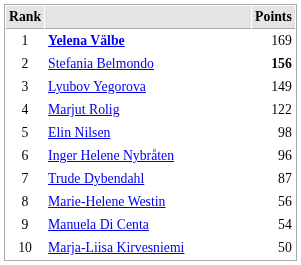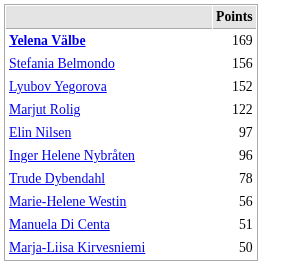- column: (25, 16)
(281, 64) bold -> (242, 64) normal
(281, 86) 149 -> (242, 86) 152
(285, 132) 98 -> (246, 132) 97
(285, 178) 87 -> (246, 178) 78
(285, 224) 54 -> (246, 224) 51
